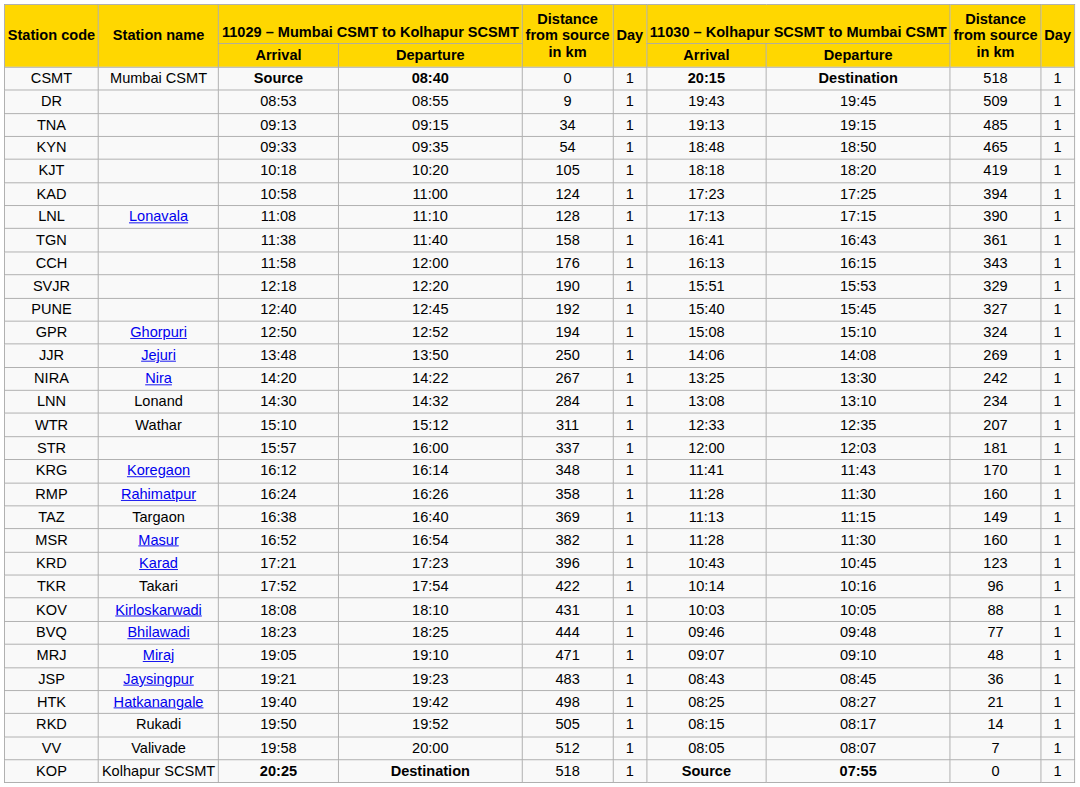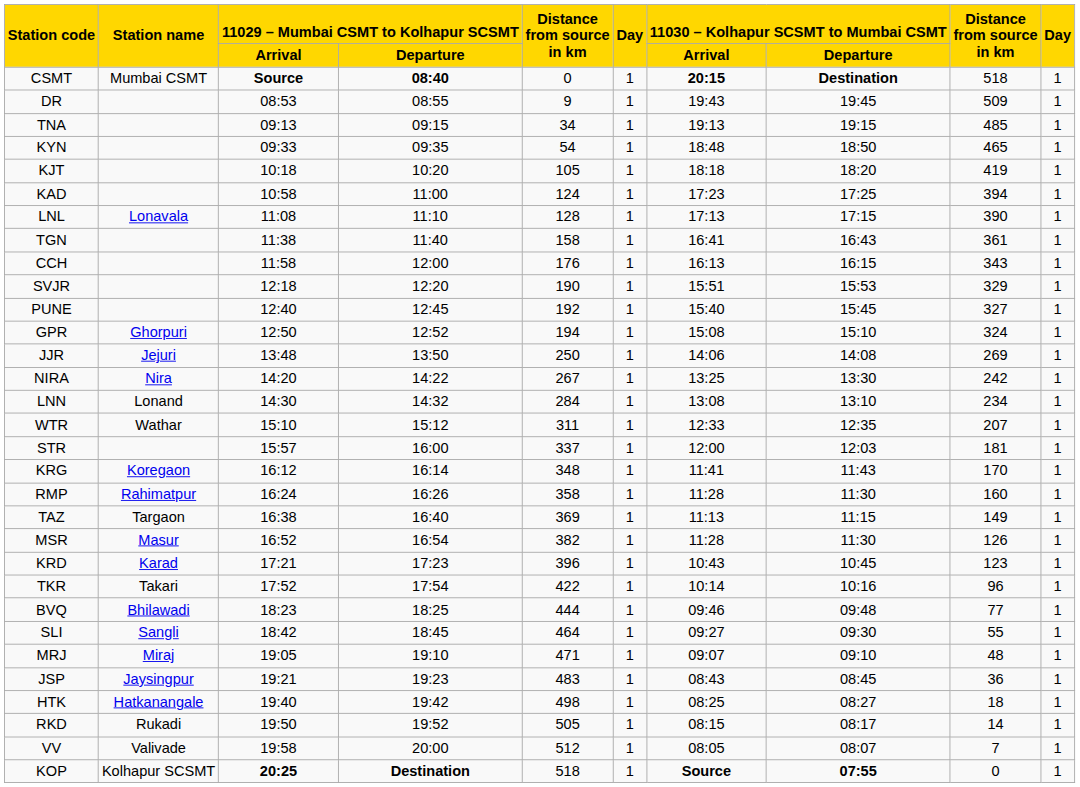(996, 540) 160 -> (996, 540) 126
- row: (51, 609)
+ row: (51, 632)
(996, 702) 21 -> (996, 702) 18
